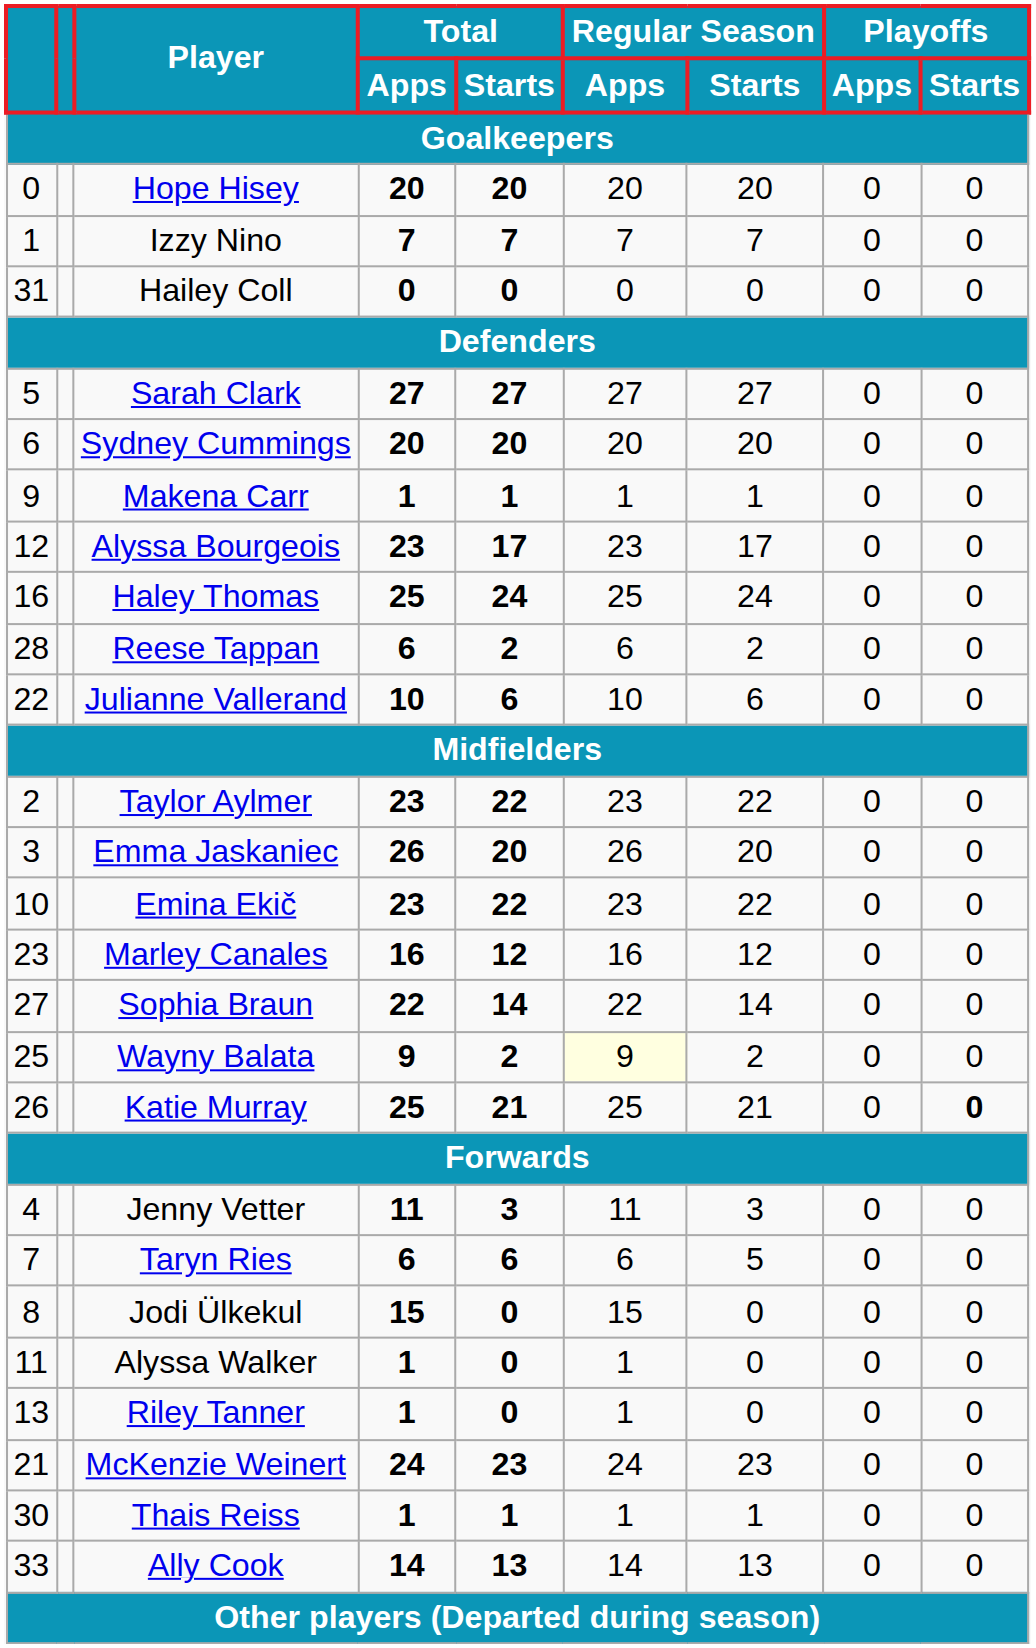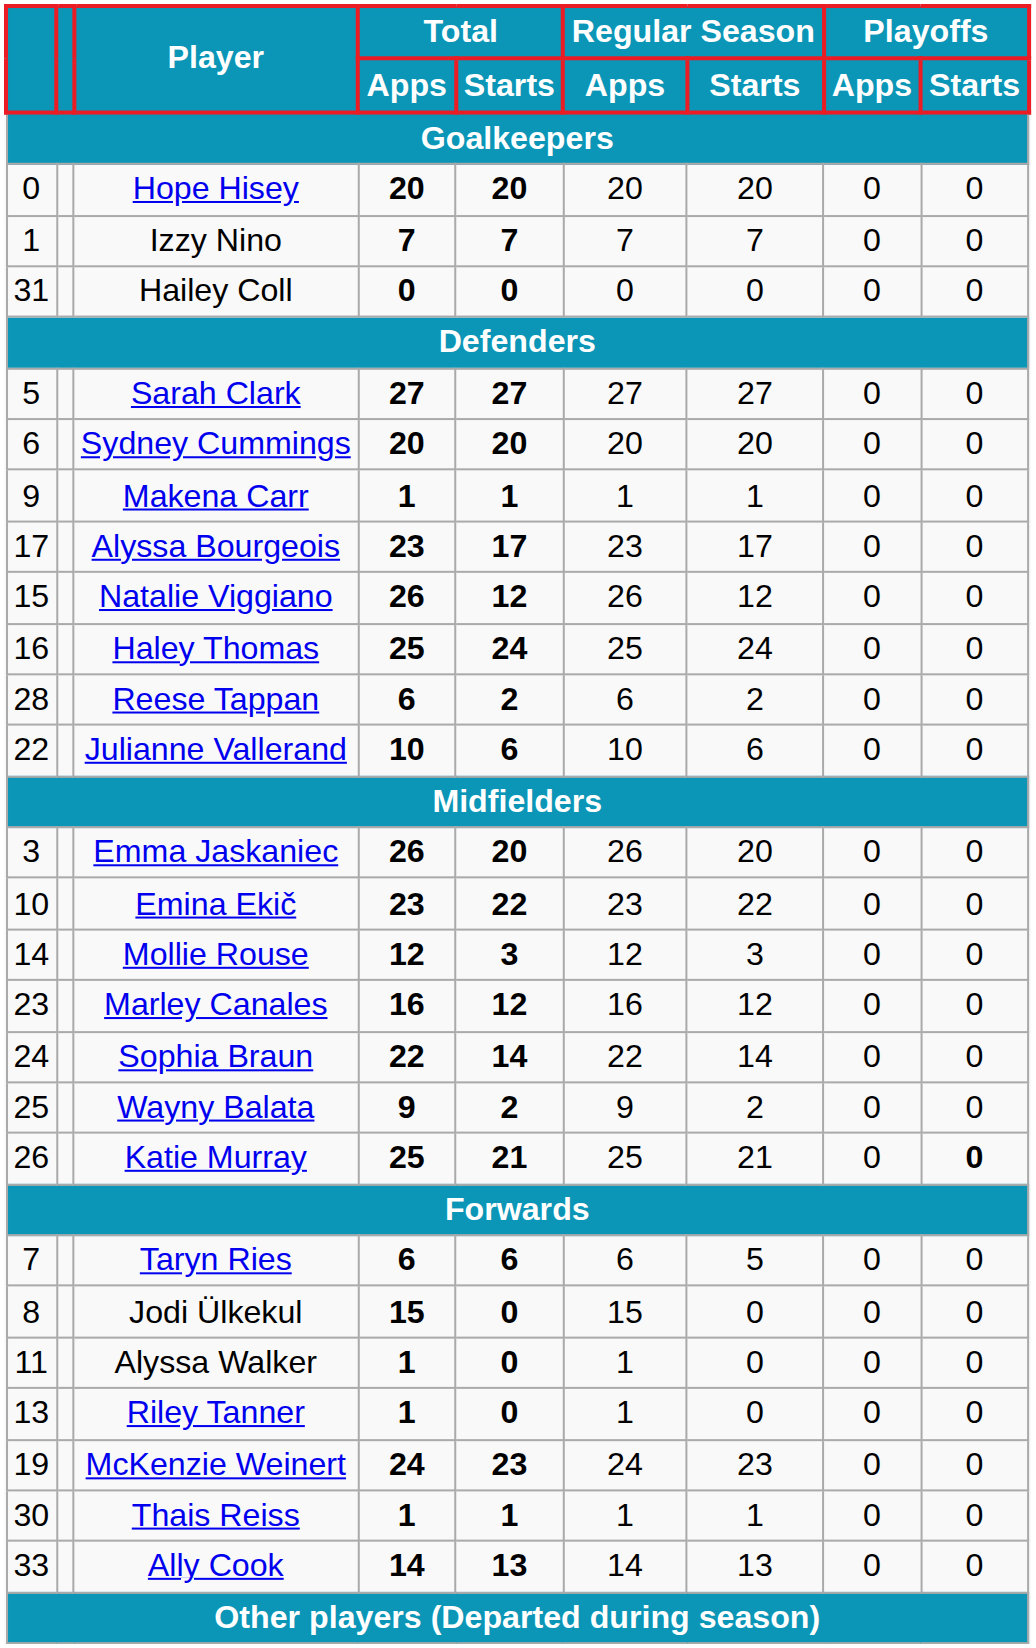(31, 546) 12 -> (31, 546) 17
+ row: (216, 597)
- row: (216, 801)
+ row: (216, 954)
(31, 1005) 27 -> (31, 1056) 24
(625, 1056) lightyellow background -> (625, 1107) no background
- row: (216, 1209)
(31, 1464) 21 -> (31, 1464) 19
